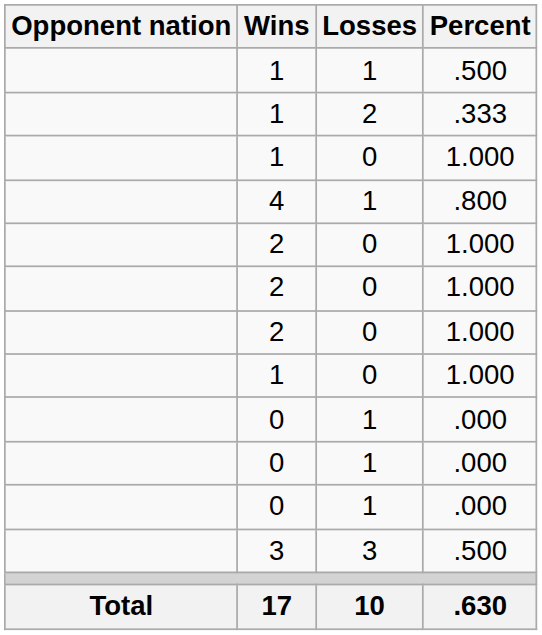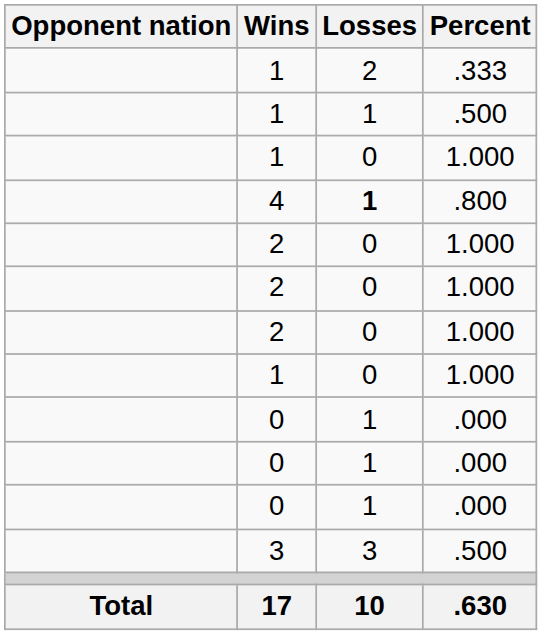rows swapped: (277, 69) <-> (277, 113)
(370, 200) normal -> (370, 200) bold
